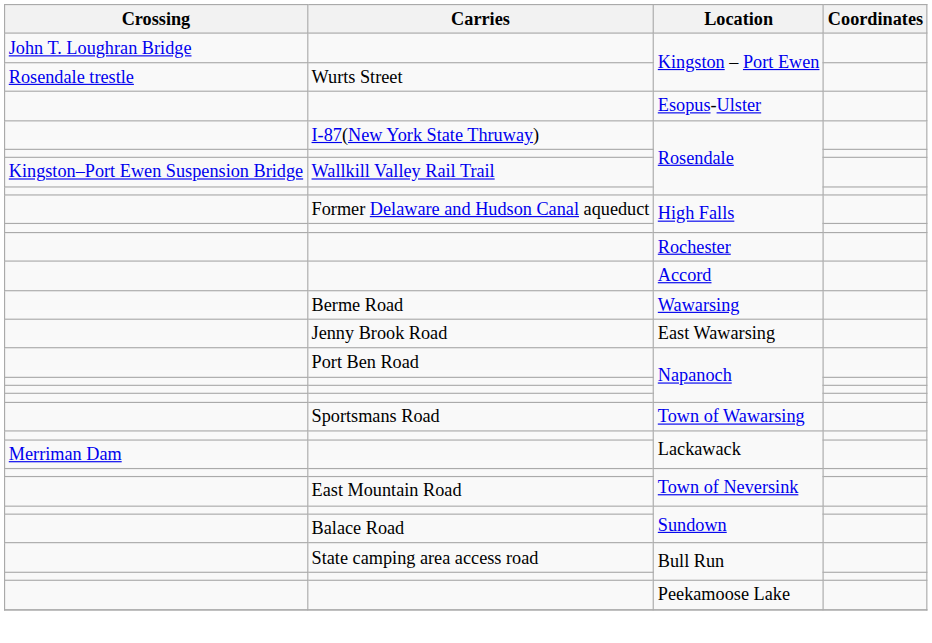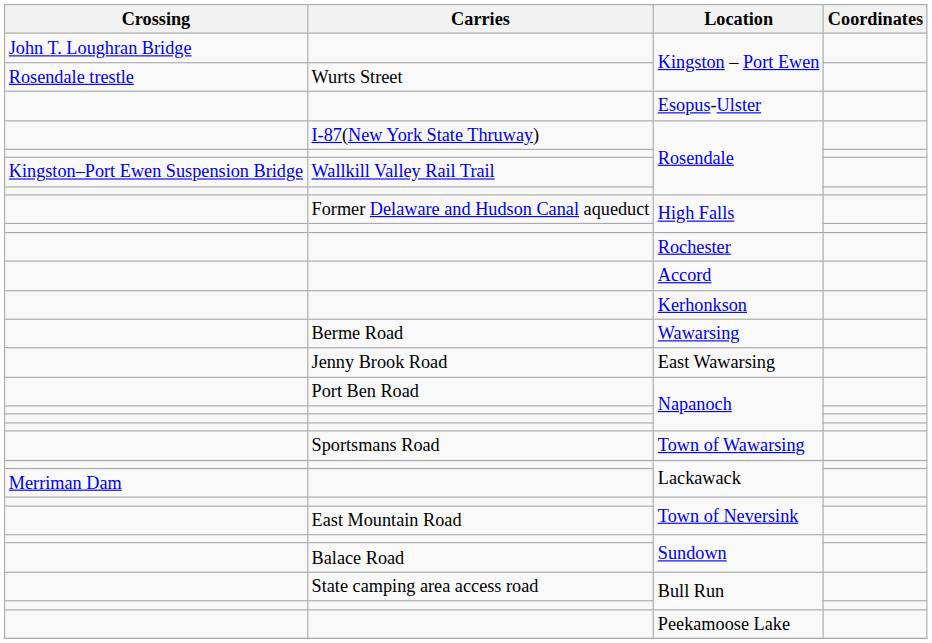+ row: (480, 305)
